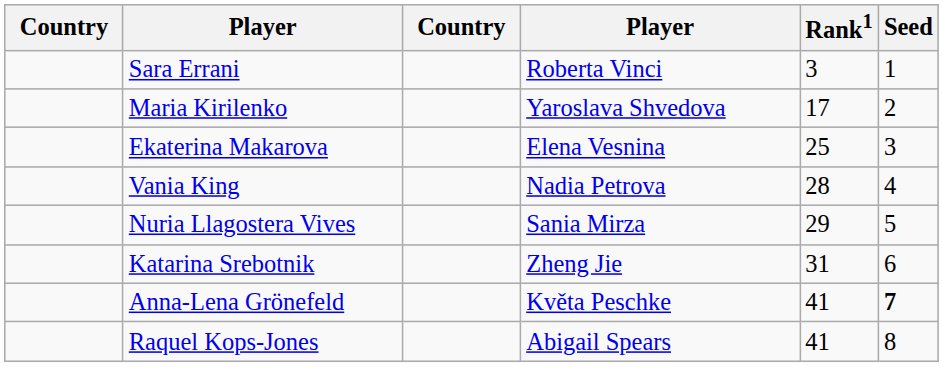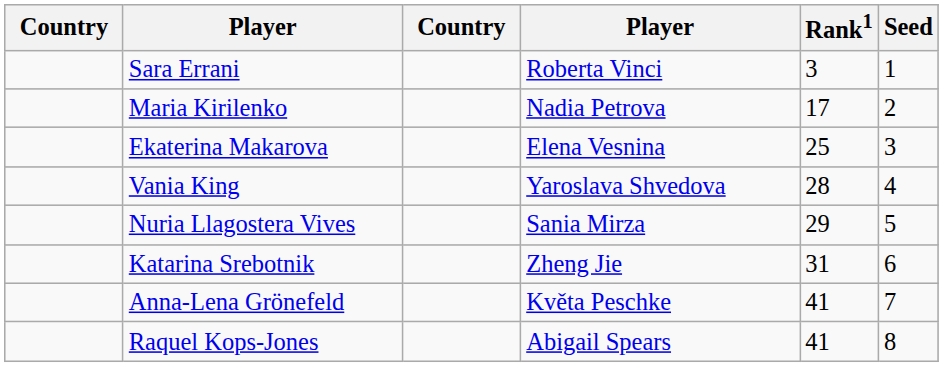(626, 108) Yaroslava Shvedova -> (596, 108) Nadia Petrova
(596, 185) Nadia Petrova -> (626, 185) Yaroslava Shvedova
(890, 302) bold -> (890, 302) normal
